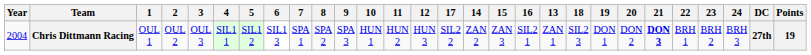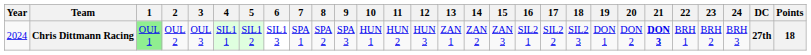columns swapped: (553, 12) <-> (451, 12)
(17, 35) 2004 -> (17, 35) 2024
(149, 35) no background -> (149, 35) lightgreen background
(790, 35) 19 -> (790, 35) 18
